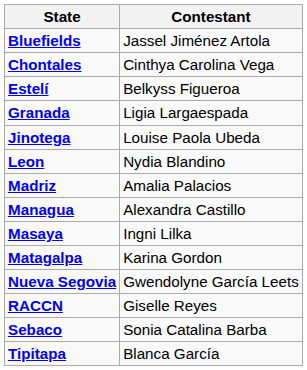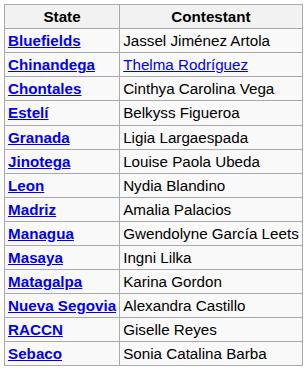+ row: (51, 65)
(184, 209) Alexandra Castillo -> (211, 233) Gwendolyne García Leets
(211, 281) Gwendolyne García Leets -> (184, 305) Alexandra Castillo
- row: (37, 354)
